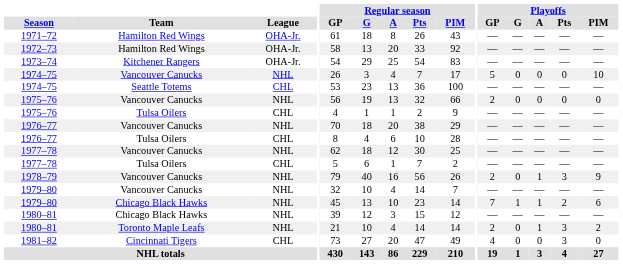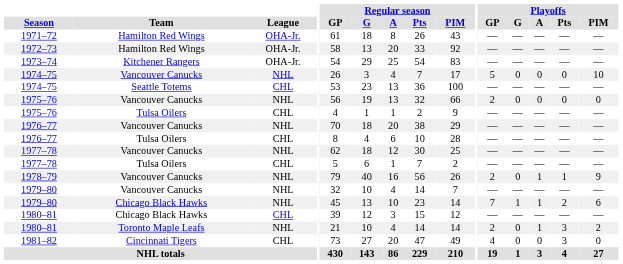(564, 176) 3 -> (564, 176) 1
(283, 215) NHL -> (283, 215) CHL
